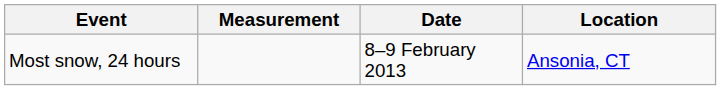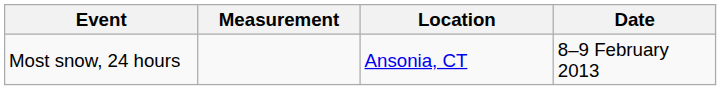columns swapped: (441, 20) <-> (619, 20)
